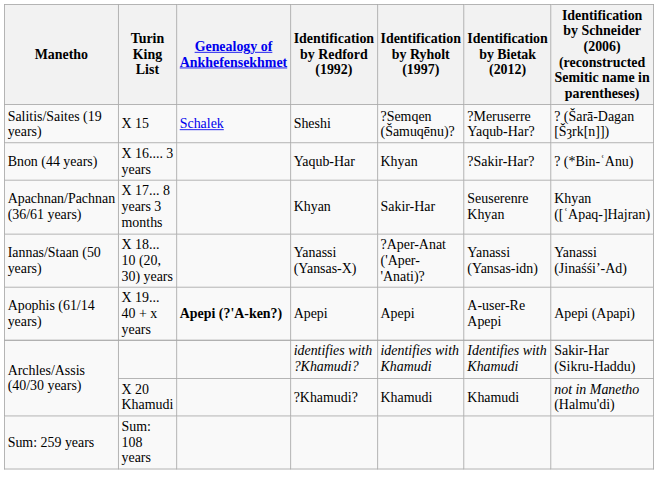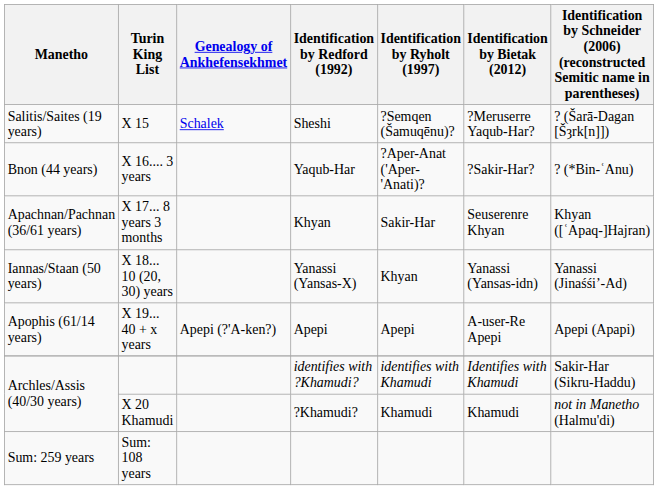(399, 161) Khyan -> (413, 169) ?Aper-Anat ('Aper-'Anati)?
(413, 260) ?Aper-Anat ('Aper-'Anati)? -> (399, 276) Khyan
(231, 313) bold -> (228, 329) normal
